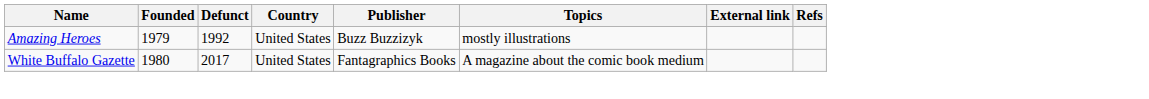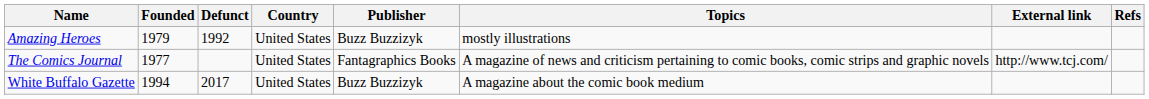+ row: (65, 60)
(155, 60) 1980 -> (155, 82) 1994
(396, 60) Fantagraphics Books -> (380, 82) Buzz Buzzizyk
